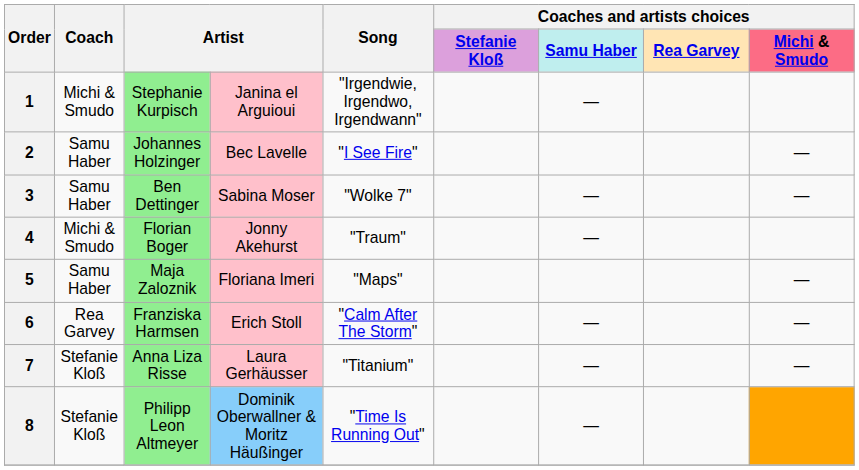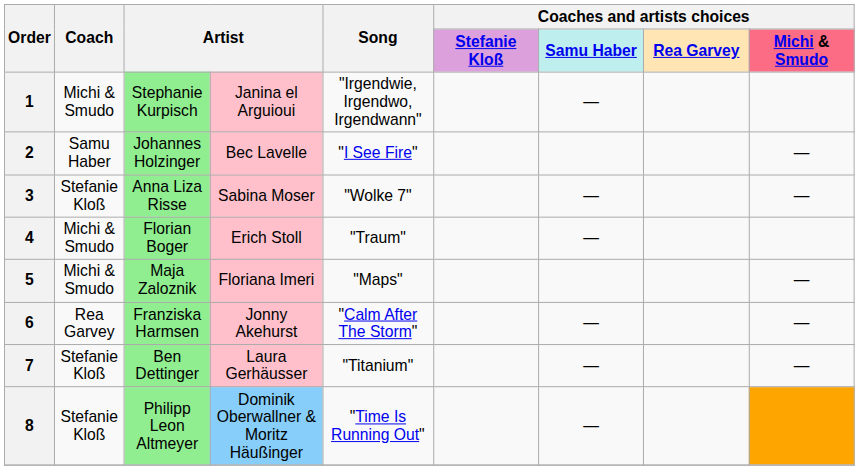(89, 195) Samu Haber -> (89, 195) Stefanie Kloß
(167, 195) Ben Dettinger -> (167, 195) Anna Liza Risse
(266, 238) Jonny Akehurst -> (266, 238) Erich Stoll
(89, 280) Samu Haber -> (89, 280) Michi & Smudo
(266, 323) Erich Stoll -> (266, 323) Jonny Akehurst
(167, 365) Anna Liza Risse -> (167, 365) Ben Dettinger
